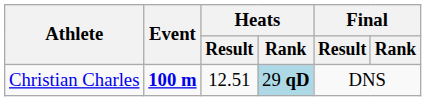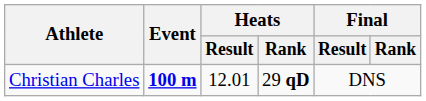(229, 80) 12.51 -> (229, 80) 12.01
(286, 80) lightblue background -> (286, 80) no background
